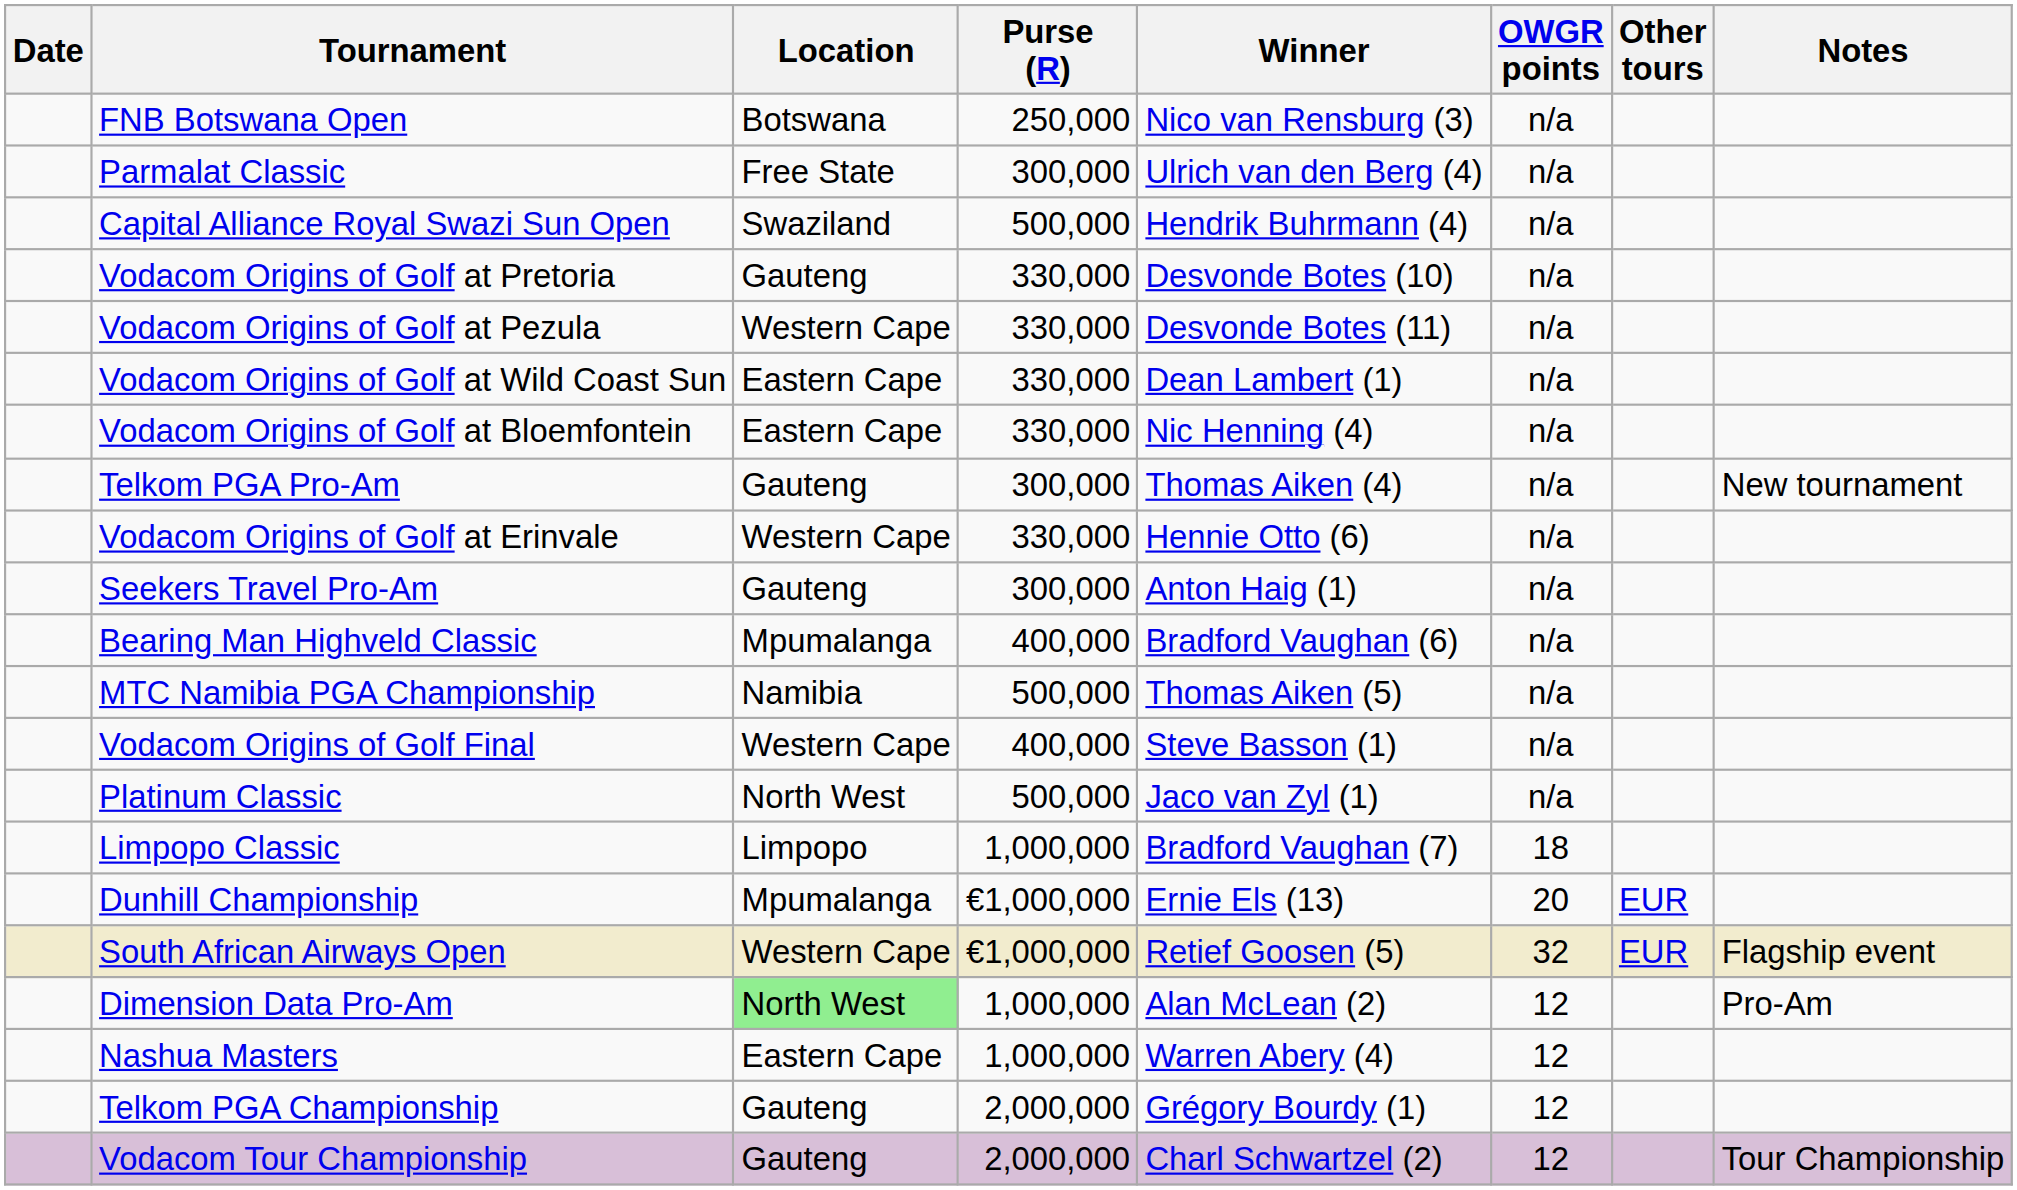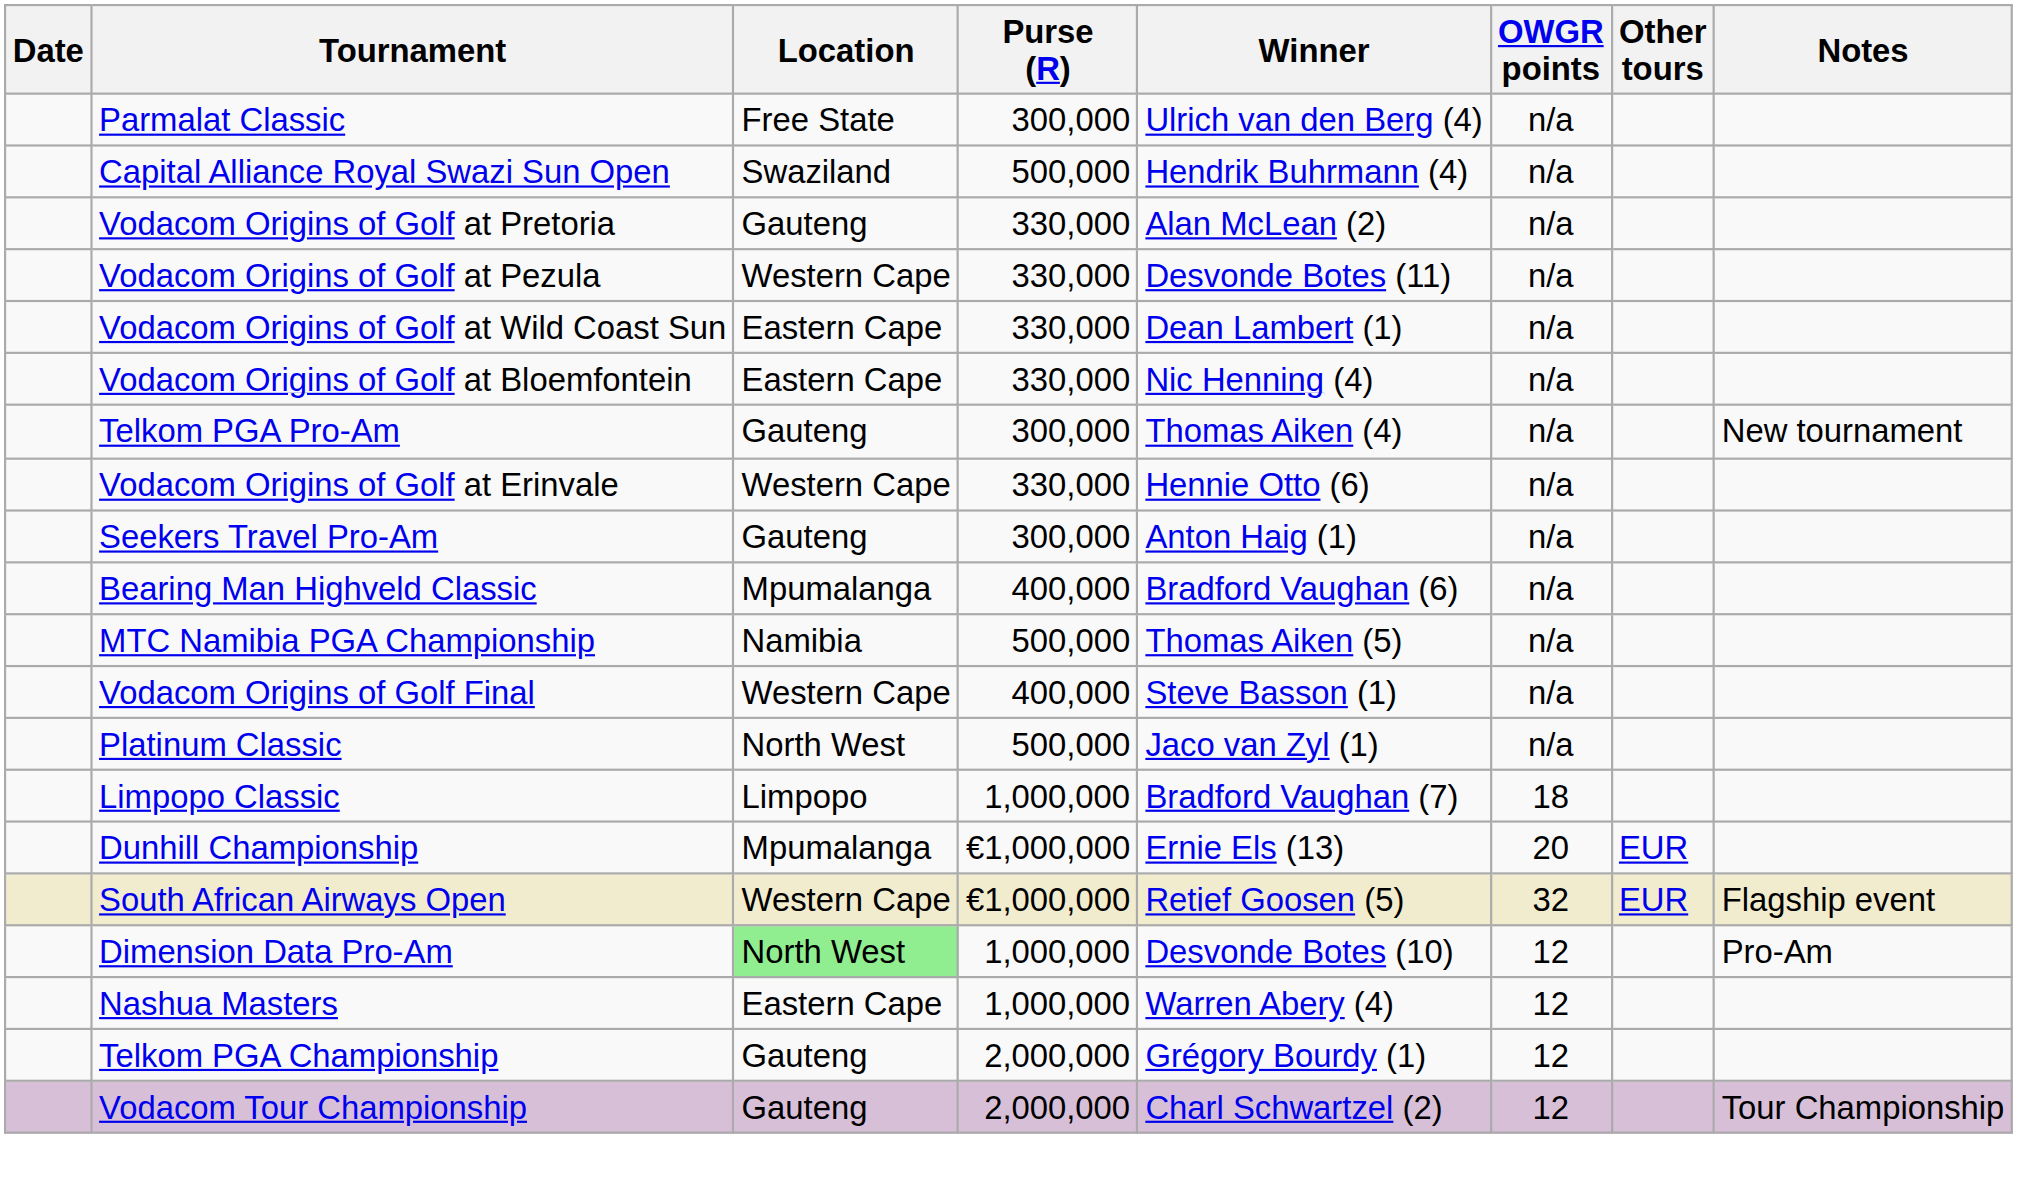- row: (253, 120)
(1299, 276) Desvonde Botes (10) -> (1266, 224) Alan McLean (2)
(1266, 1004) Alan McLean (2) -> (1299, 952) Desvonde Botes (10)
